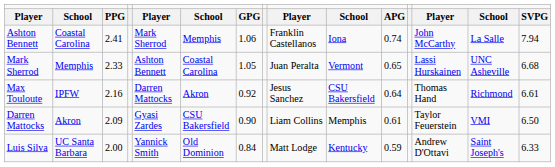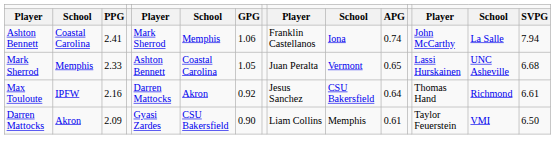- row: (27, 148)
